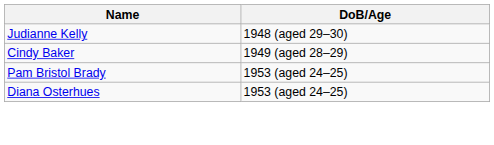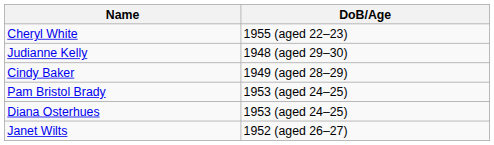+ row: (42, 34)
+ row: (37, 131)
